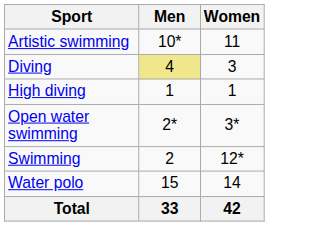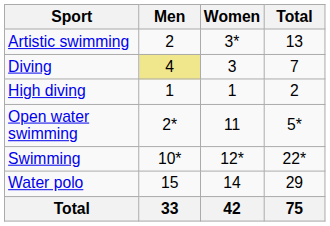+ column: (294, 16)
(170, 41) 10* -> (170, 41) 2
(232, 41) 11 -> (232, 41) 3*
(232, 125) 3* -> (232, 125) 11
(170, 158) 2 -> (170, 158) 10*
